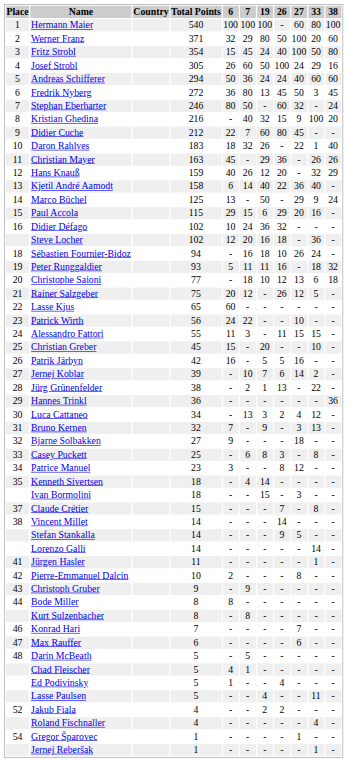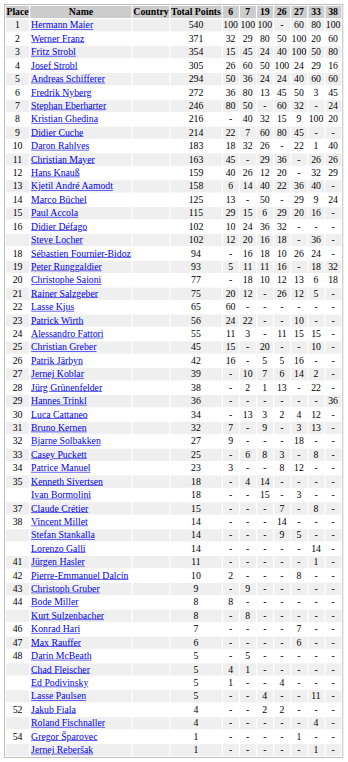(196, 132) 212 -> (196, 132) 214
